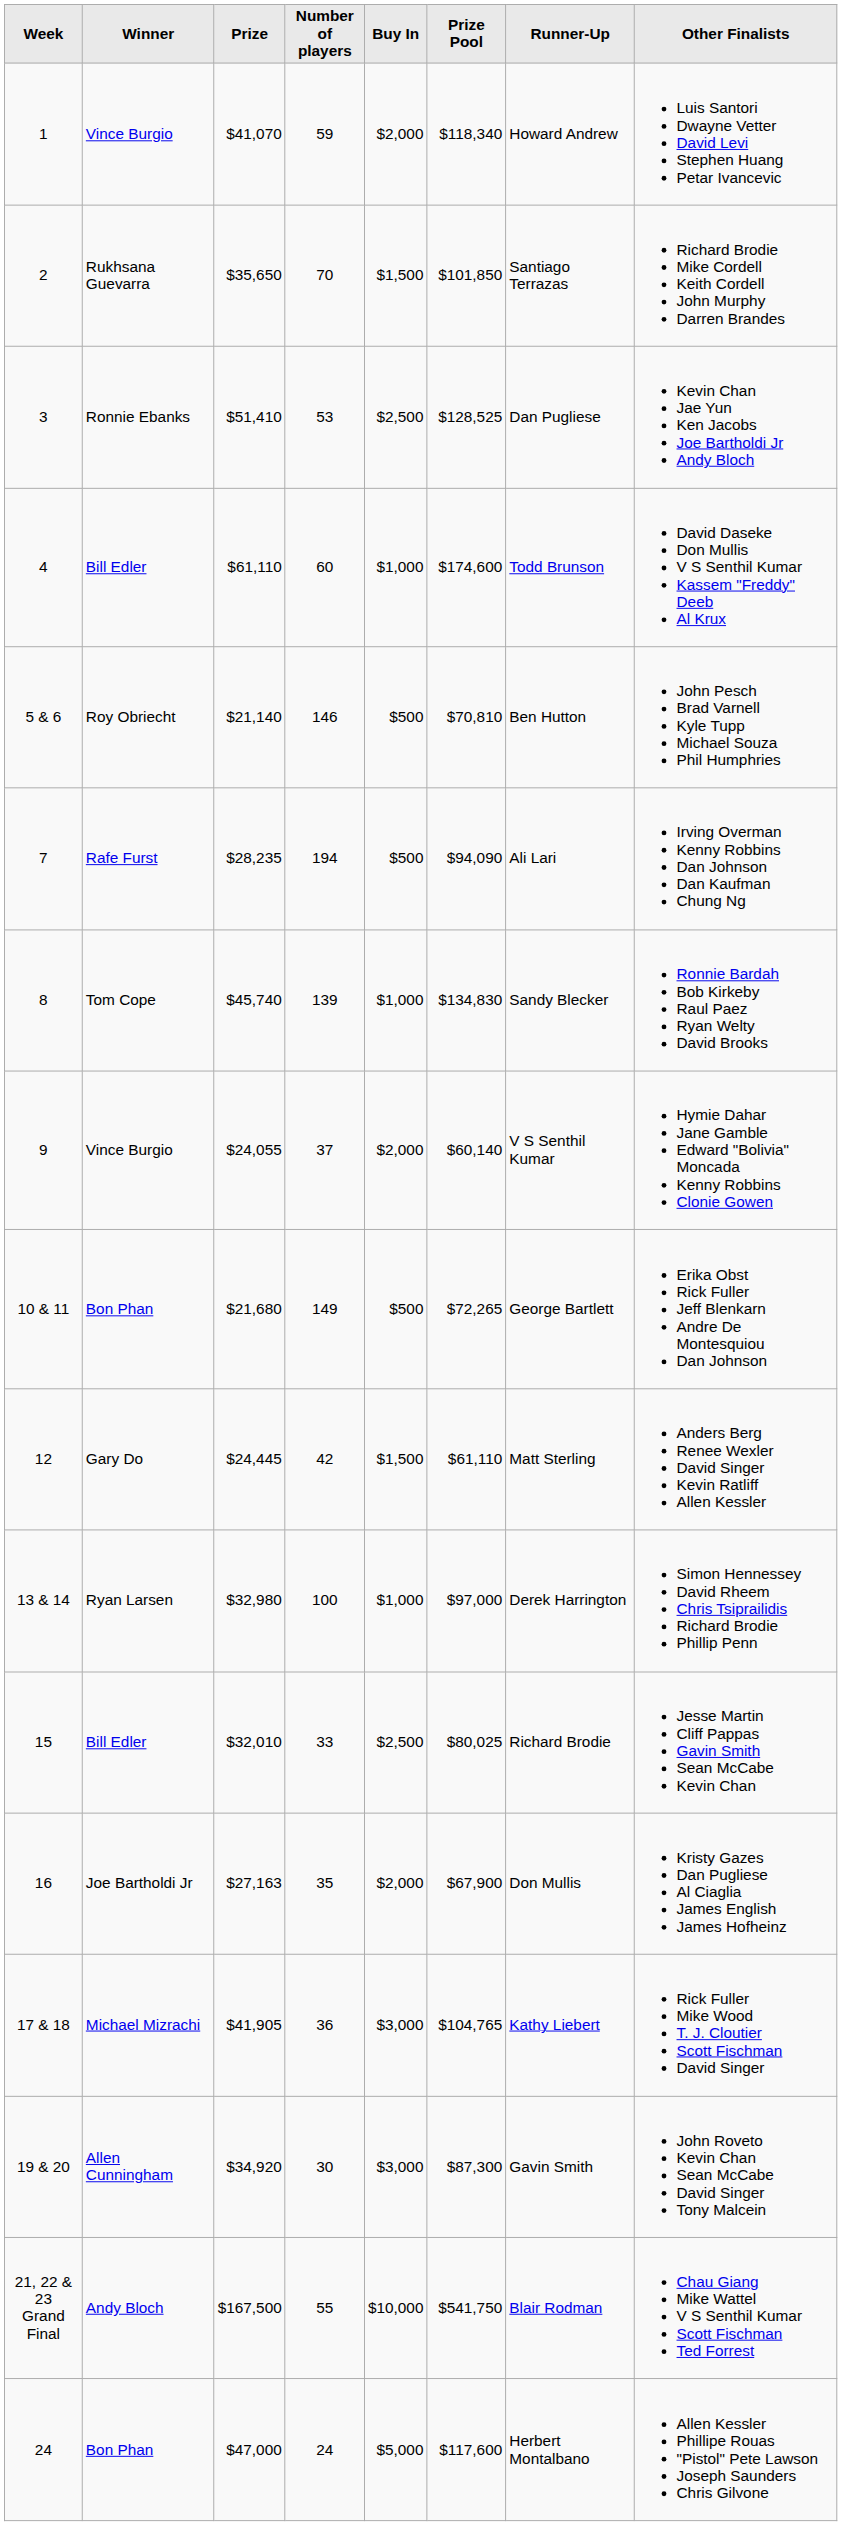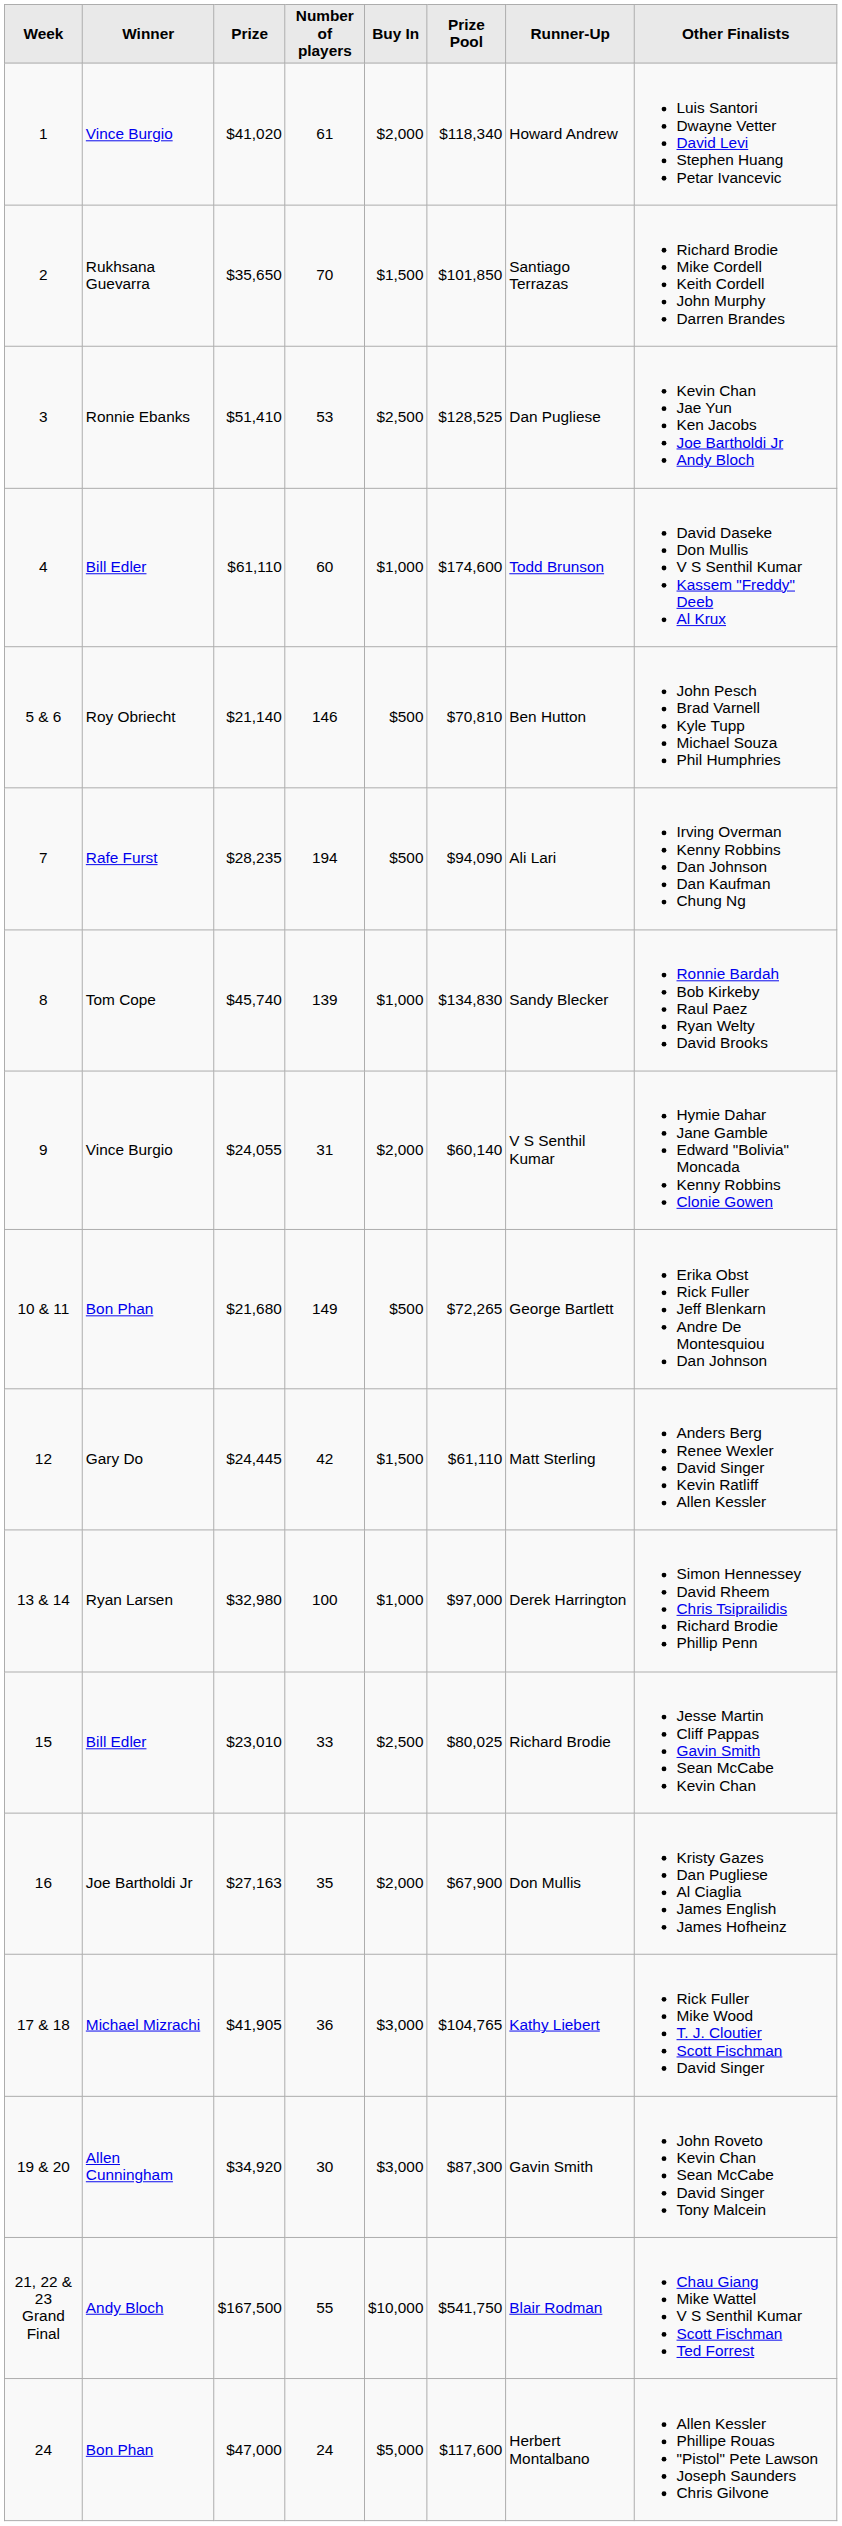(254, 134) $41,070 -> (254, 134) $41,020
(325, 134) 59 -> (325, 134) 61
(325, 1150) 37 -> (325, 1150) 31
(254, 1742) $32,010 -> (254, 1742) $23,010
